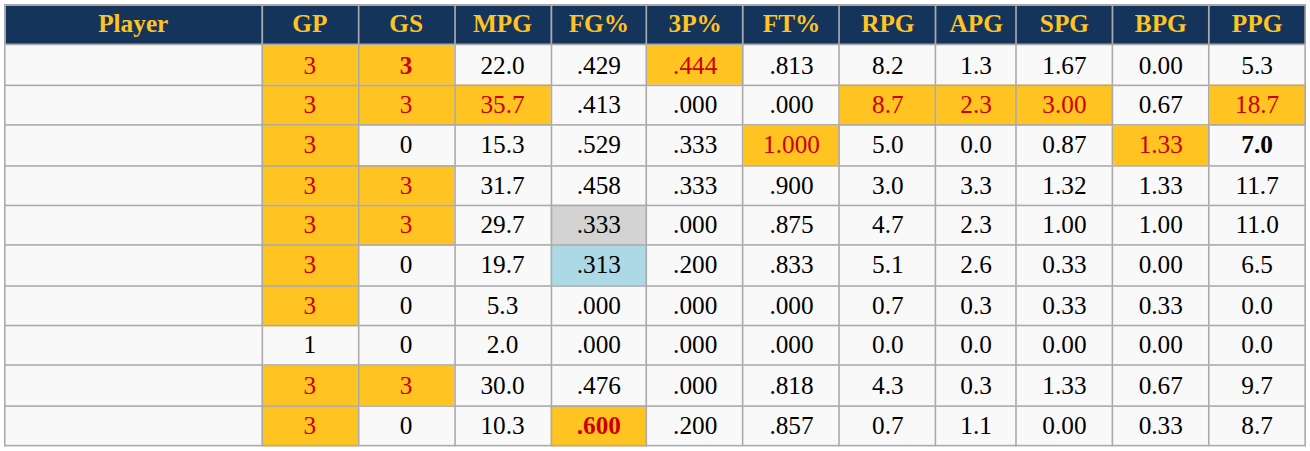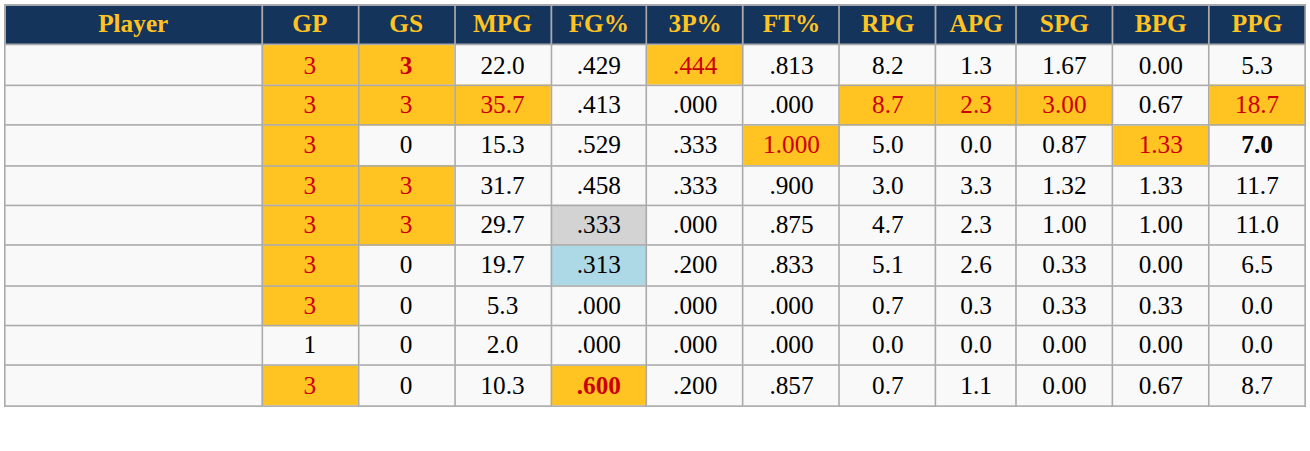- row: (503, 385)
(1161, 425) 0.33 -> (1161, 385) 0.67
